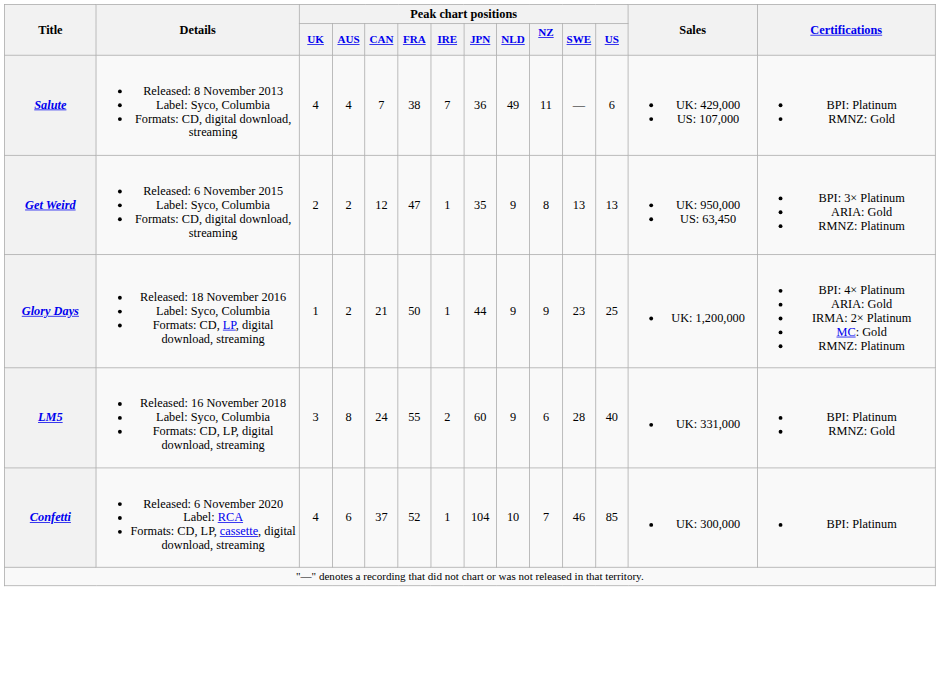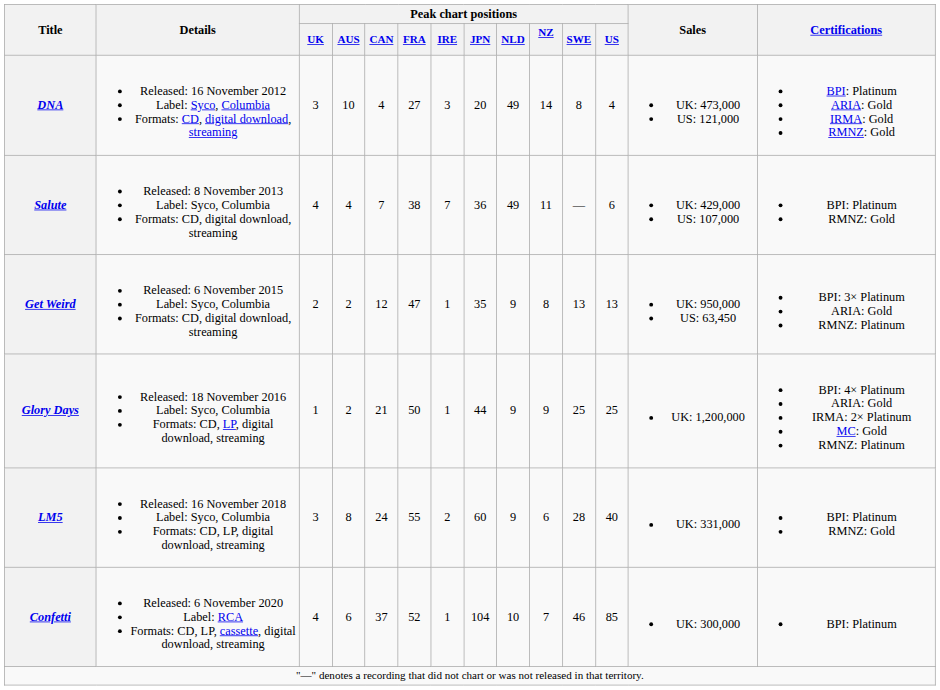+ row: (50, 105)
(579, 311) 23 -> (579, 411) 25
